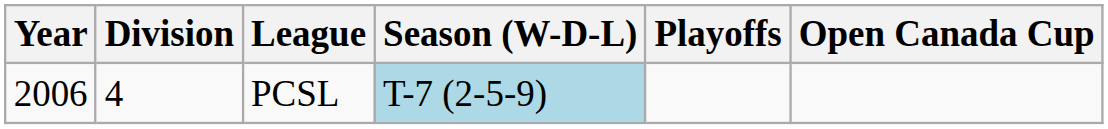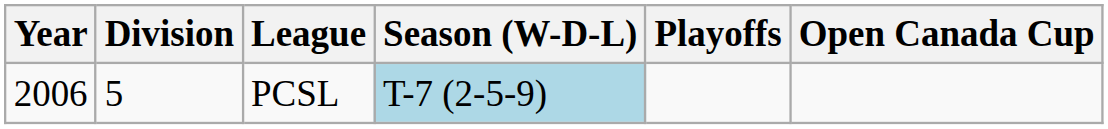(114, 92) 4 -> (114, 92) 5
